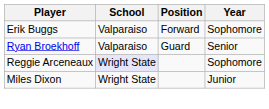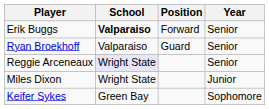(122, 29) normal -> (124, 29) bold
(235, 29) Sophomore -> (223, 29) Senior
(235, 63) Sophomore -> (223, 63) Senior
+ row: (36, 96)
